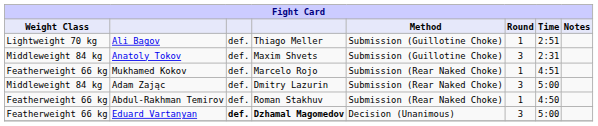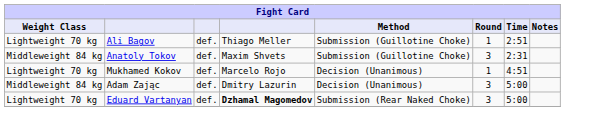(57, 70) Featherweight 66 kg -> (52, 70) Lightweight 70 kg
(426, 70) Submission (Rear Naked Choke) -> (370, 70) Decision (Unanimous)
(426, 85) Submission (Rear Naked Choke) -> (370, 85) Decision (Unanimous)
- row: (168, 100)
(57, 114) Featherweight 66 kg -> (52, 100) Lightweight 70 kg
(239, 114) bold -> (207, 100) normal
(402, 114) Decision (Unanimous) -> (394, 100) Submission (Rear Naked Choke)
